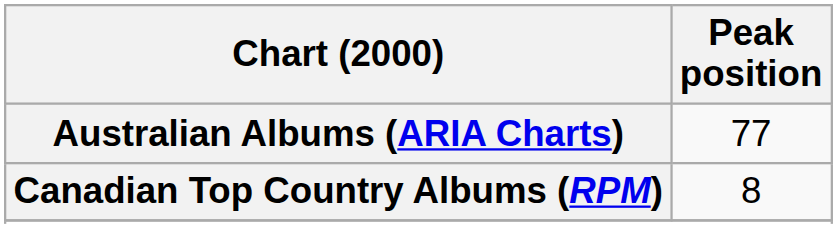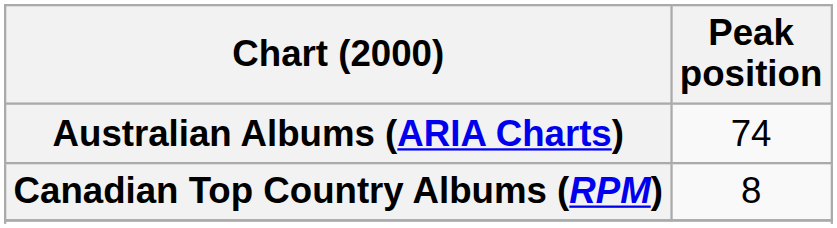(751, 132) 77 -> (751, 132) 74
